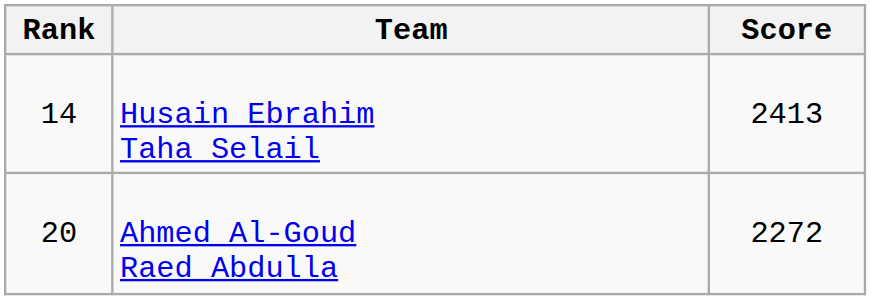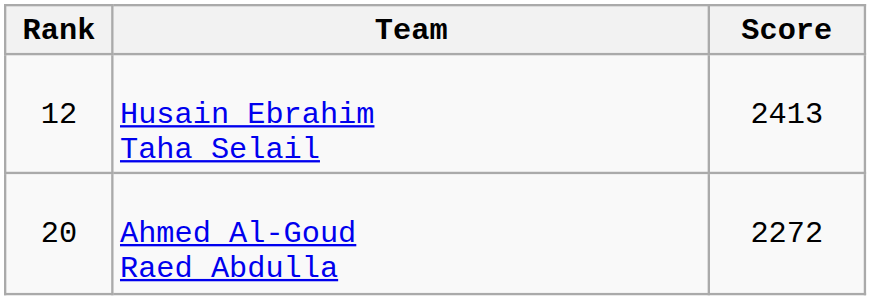(59, 114) 14 -> (59, 114) 12
